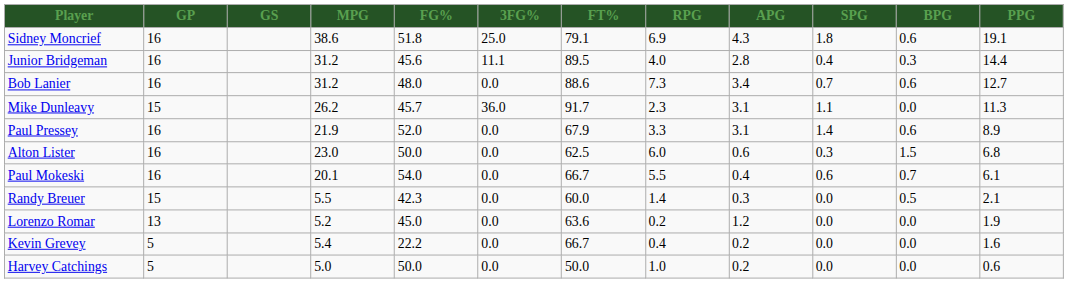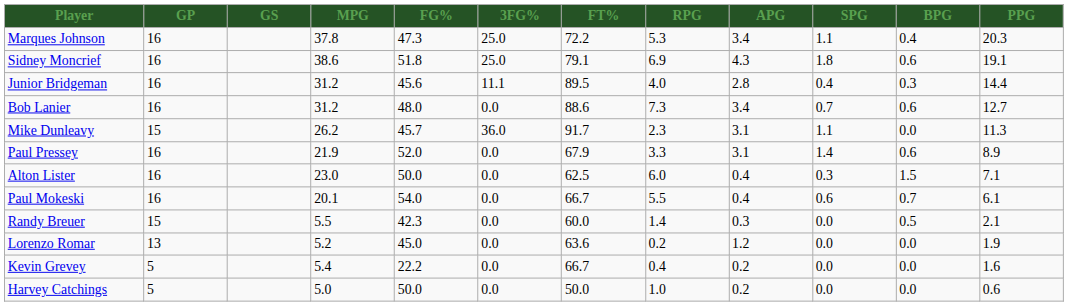+ row: (56, 39)
(741, 153) 0.6 -> (741, 175) 0.4
(991, 153) 6.8 -> (991, 175) 7.1
